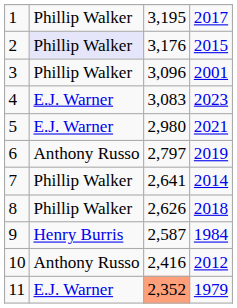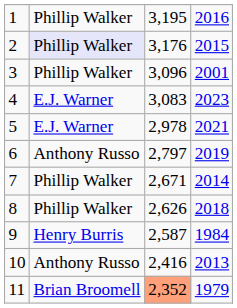(211, 18) 2017 -> (212, 18) 2016
(167, 126) 2,980 -> (168, 126) 2,978
(167, 180) 2,641 -> (168, 180) 2,671
(211, 262) 2012 -> (212, 262) 2013
(73, 289) E.J. Warner -> (87, 289) Brian Broomell
